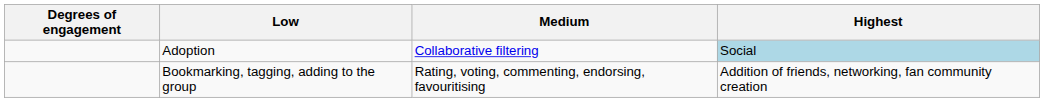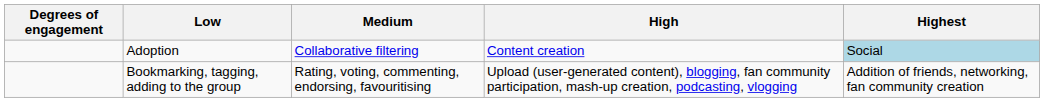+ column: (664, 22)
